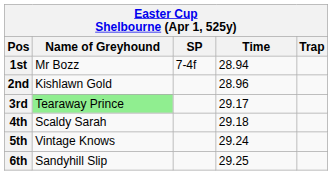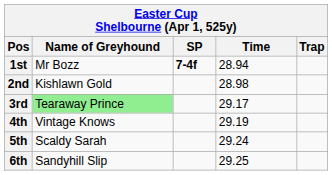(186, 65) normal -> (186, 65) bold
(234, 84) 28.96 -> (234, 84) 28.98
(71, 122) Scaldy Sarah -> (75, 122) Vintage Knows
(234, 122) 29.18 -> (234, 122) 29.19
(75, 141) Vintage Knows -> (71, 141) Scaldy Sarah
